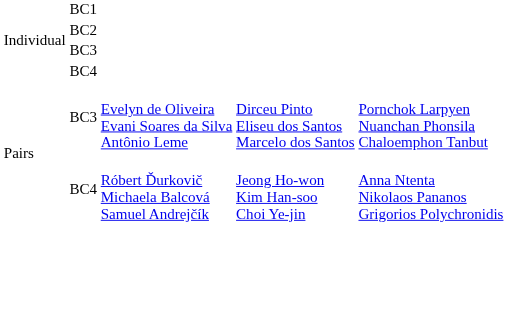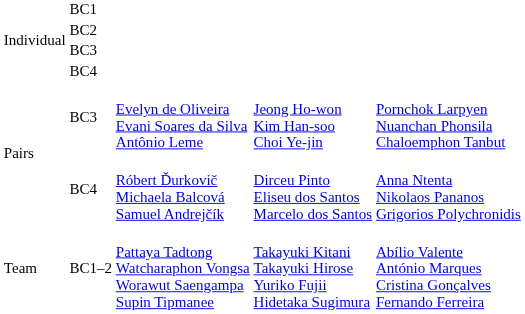(295, 125) Dirceu Pinto Eliseu dos Santos Marcelo dos Santos -> (298, 125) Jeong Ho-won Kim Han-soo Choi Ye-jin
(280, 197) Jeong Ho-won Kim Han-soo Choi Ye-jin -> (313, 197) Dirceu Pinto Eliseu dos Santos Marcelo dos Santos
+ row: (91, 268)
